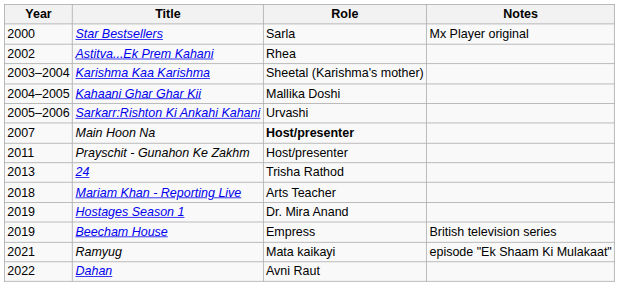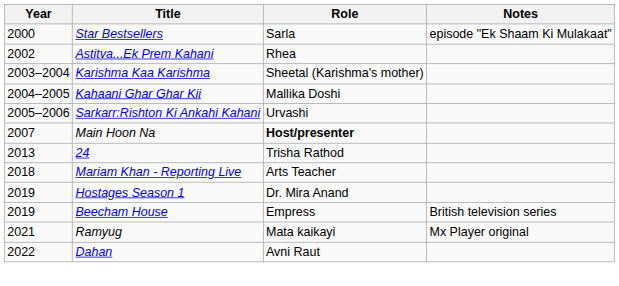(479, 34) Mx Player original -> (521, 34) episode "Ek Shaam Ki Mulakaat"
- row: (163, 152)
(521, 251) episode "Ek Shaam Ki Mulakaat" -> (479, 232) Mx Player original
